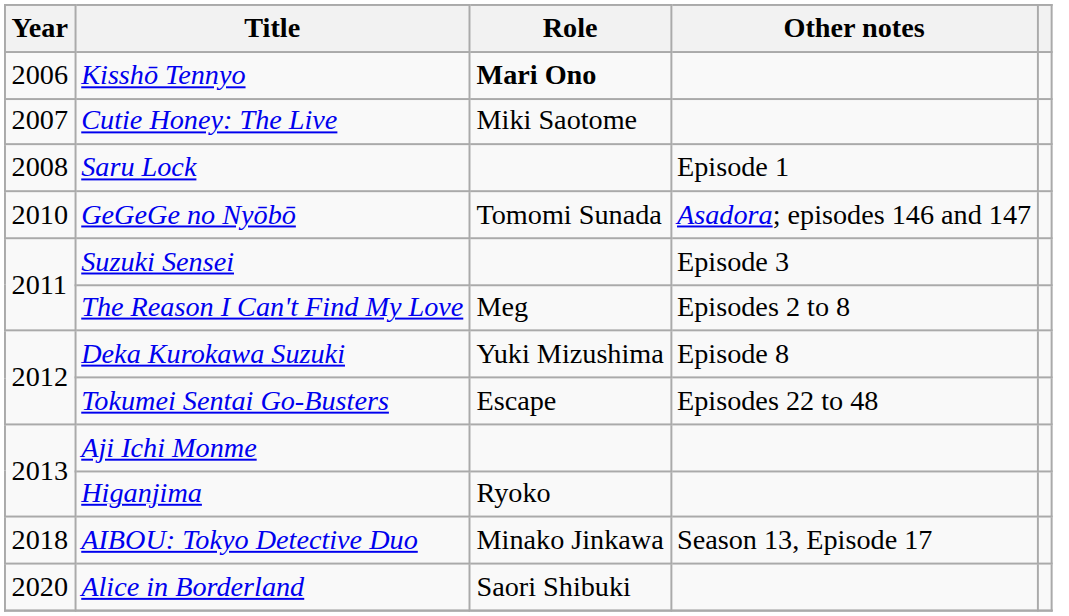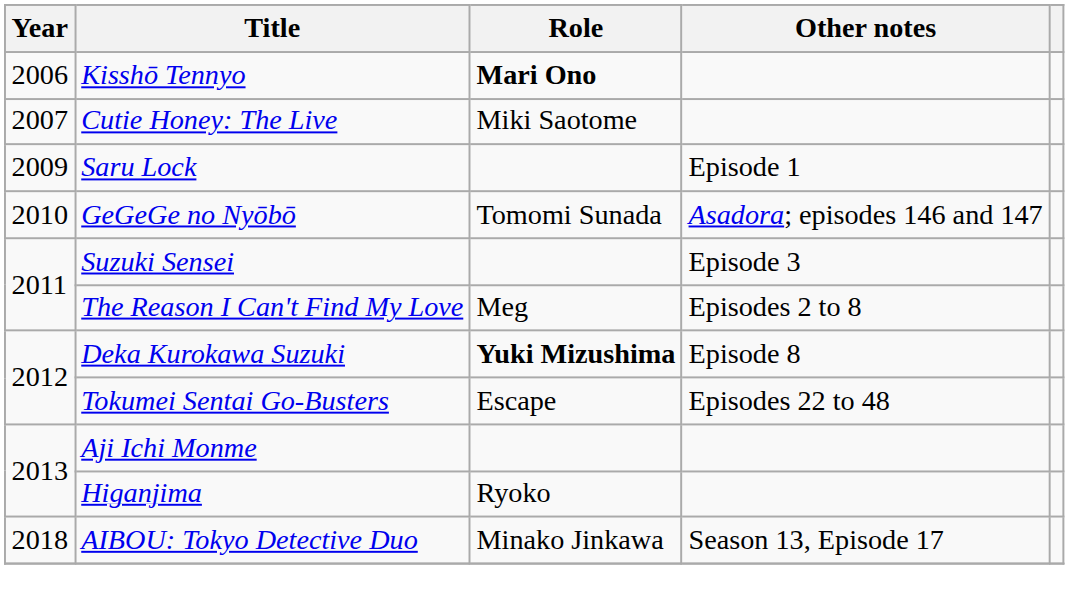(40, 167) 2008 -> (40, 167) 2009
(570, 354) normal -> (576, 354) bold
- row: (193, 586)
